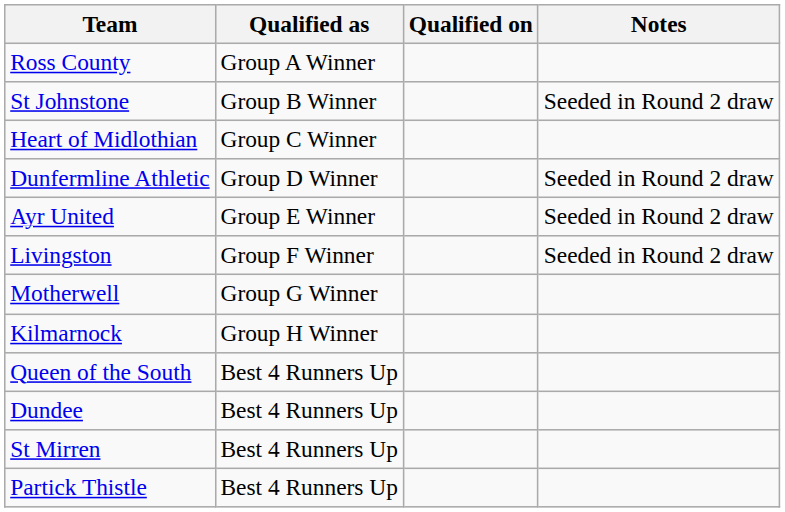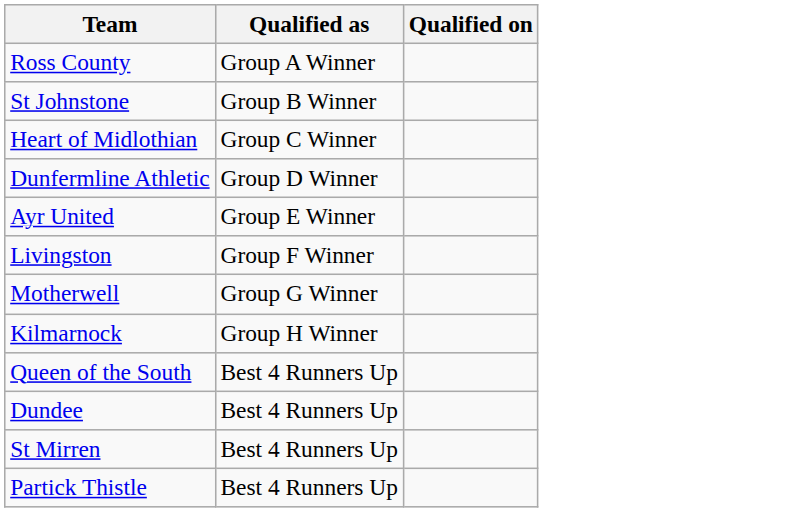- column: (659, 23)
